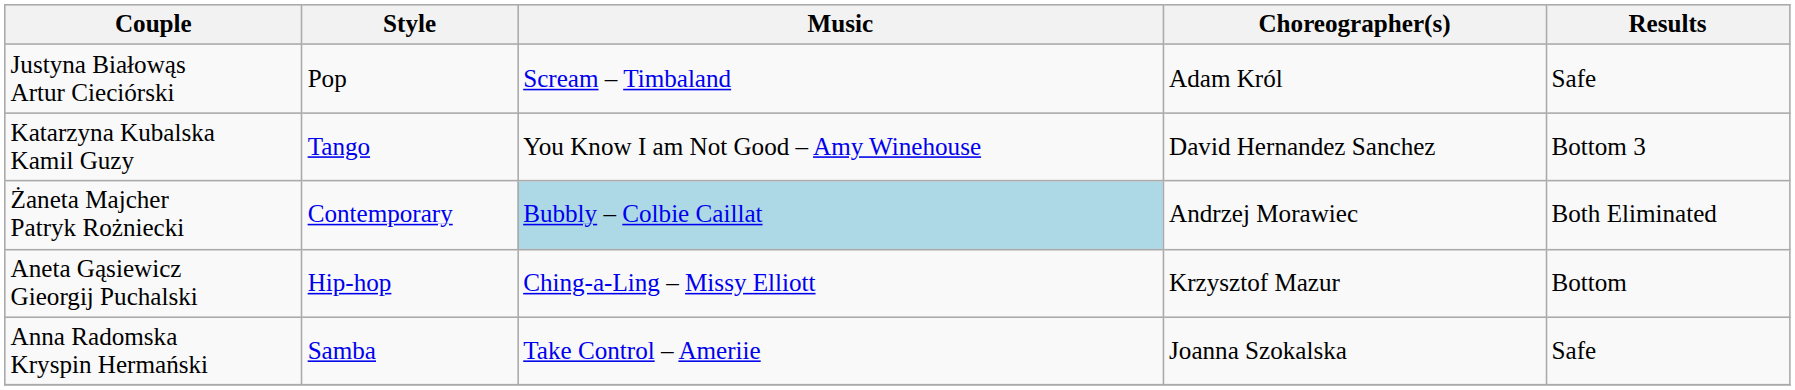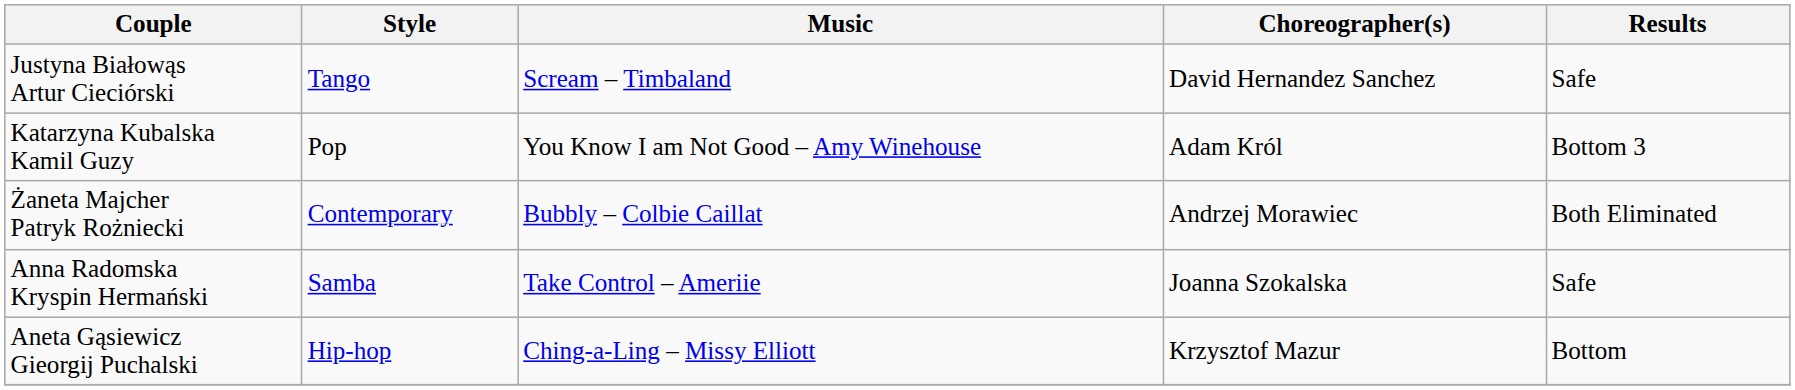(327, 78) Pop -> (339, 78) Tango
(1226, 78) Adam Król -> (1302, 78) David Hernandez Sanchez
(339, 146) Tango -> (327, 146) Pop
(1302, 146) David Hernandez Sanchez -> (1226, 146) Adam Król
(643, 214) lightblue background -> (643, 214) no background
rows swapped: (104, 282) <-> (109, 350)
